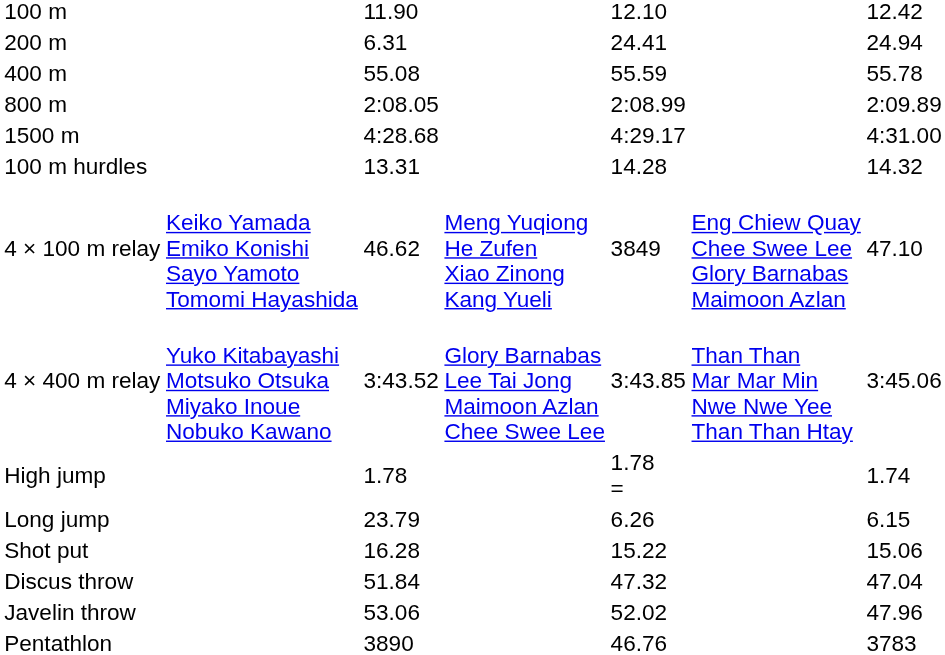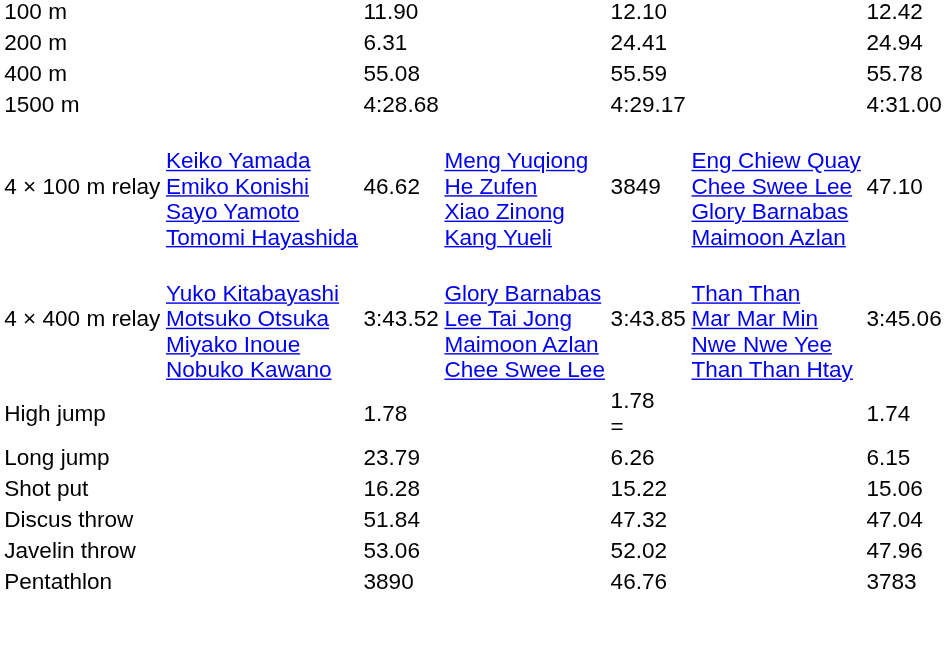- row: (36, 104)
- row: (76, 166)
